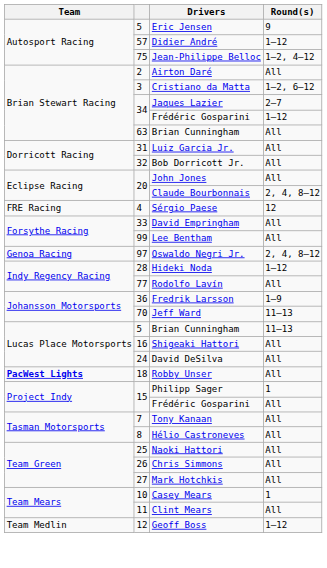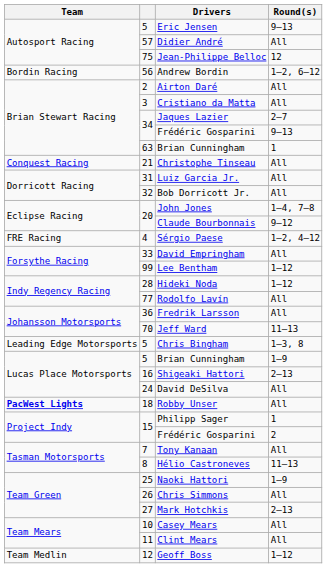(268, 27) 9 -> (282, 27) 9–13
(276, 42) 1–12 -> (279, 42) All
(290, 57) 1–2, 4–12 -> (276, 57) 12
+ row: (147, 72)
(290, 87) 1–2, 6–12 -> (279, 103) All
(276, 118) 1–12 -> (282, 133) 9–13
(274, 133) All -> (274, 148) 1
+ row: (147, 163)
(274, 178) All -> (293, 208) 1–4, 7–8
(293, 193) 2, 4, 8–12 -> (282, 223) 9–12
(271, 208) 12 -> (295, 238) 1–2, 4–12
(274, 238) All -> (282, 269) 1–12
- row: (142, 253)
(274, 299) 1–9 -> (279, 314) All
+ row: (145, 344)
(279, 329) 11–13 -> (279, 359) 1–9
(274, 344) All -> (282, 374) 2–13
(274, 404) All -> (274, 435) 2
(274, 435) All -> (284, 465) 11–13
(274, 450) All -> (279, 480) 1–9
(274, 480) All -> (282, 510) 2–13
(268, 495) 1 -> (279, 525) All
